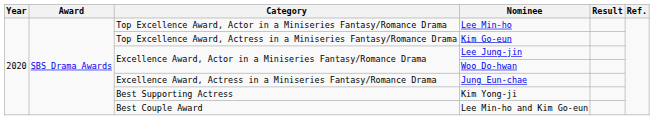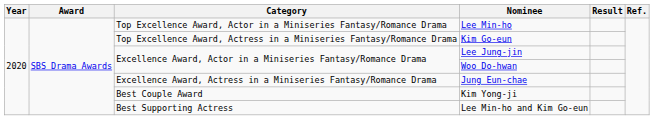(175, 94) Best Supporting Actress -> (159, 94) Best Couple Award
(159, 108) Best Couple Award -> (175, 108) Best Supporting Actress
